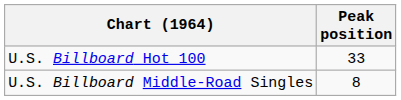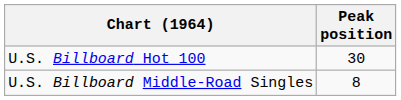(356, 58) 33 -> (356, 58) 30
